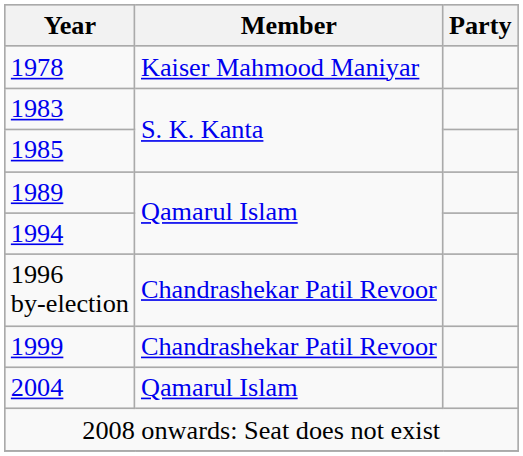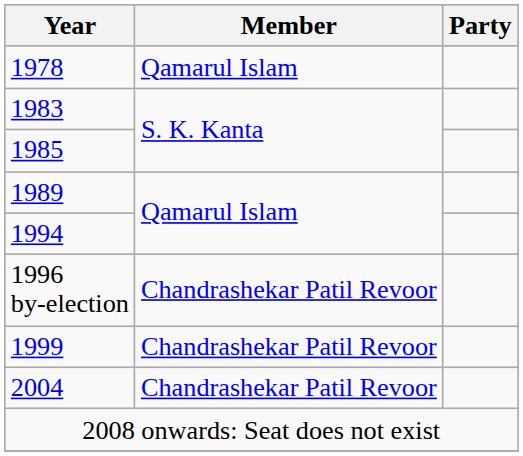(280, 66) Kaiser Mahmood Maniyar -> (219, 66) Qamarul Islam
(219, 387) Qamarul Islam -> (289, 387) Chandrashekar Patil Revoor
